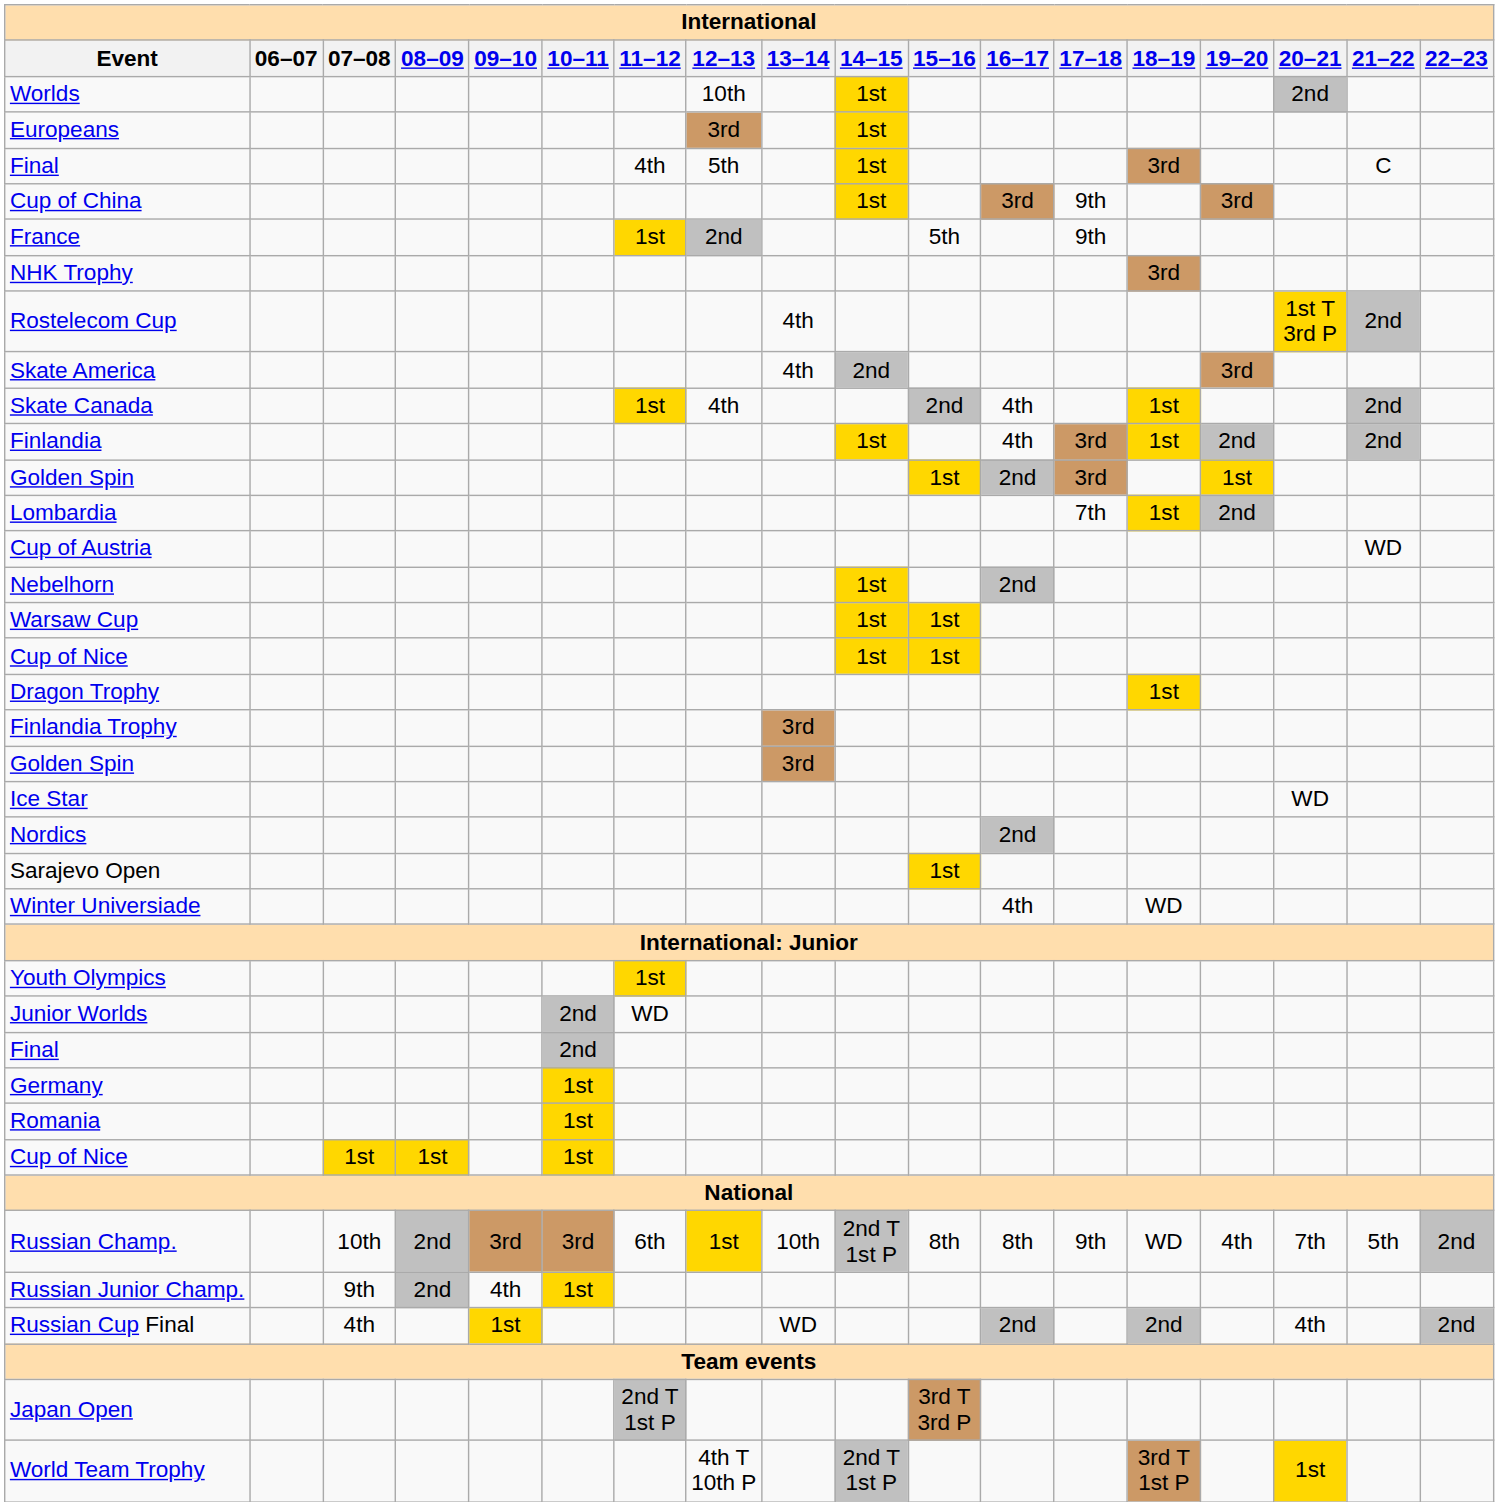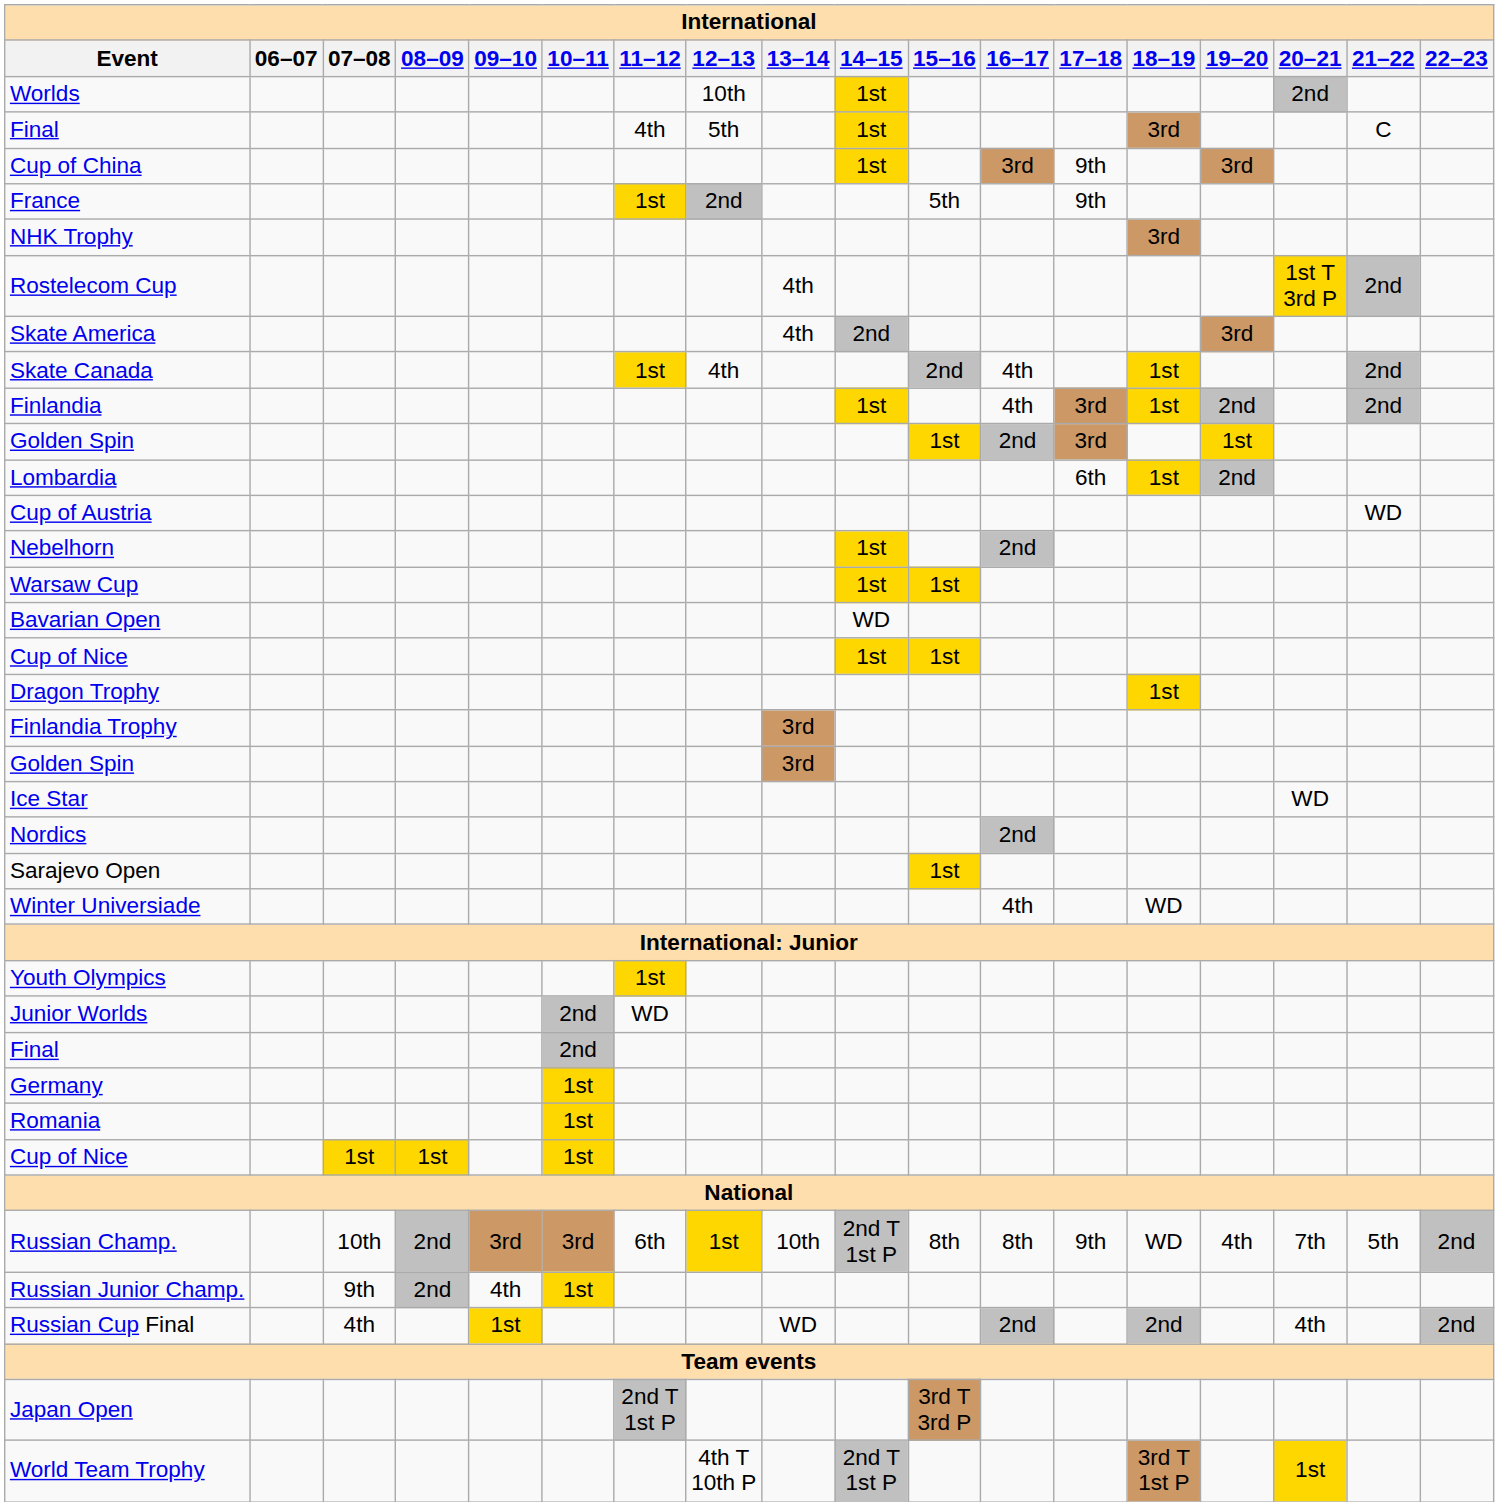- row: (64, 129)
(1091, 512) 7th -> (1091, 477) 6th
+ row: (85, 620)
